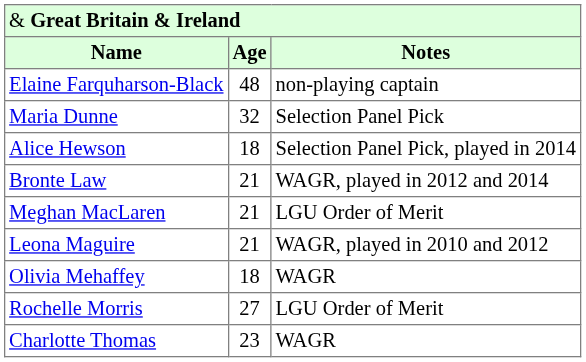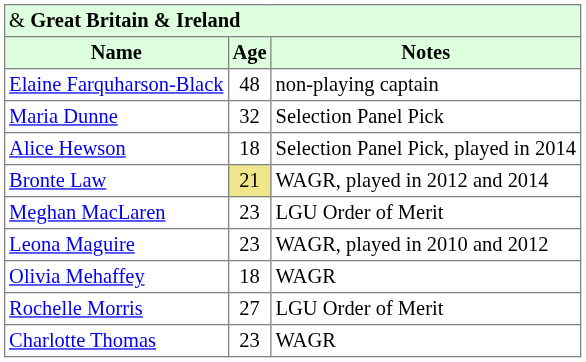(250, 180) no background -> (250, 180) khaki background
(250, 212) 21 -> (250, 212) 23
(250, 244) 21 -> (250, 244) 23
